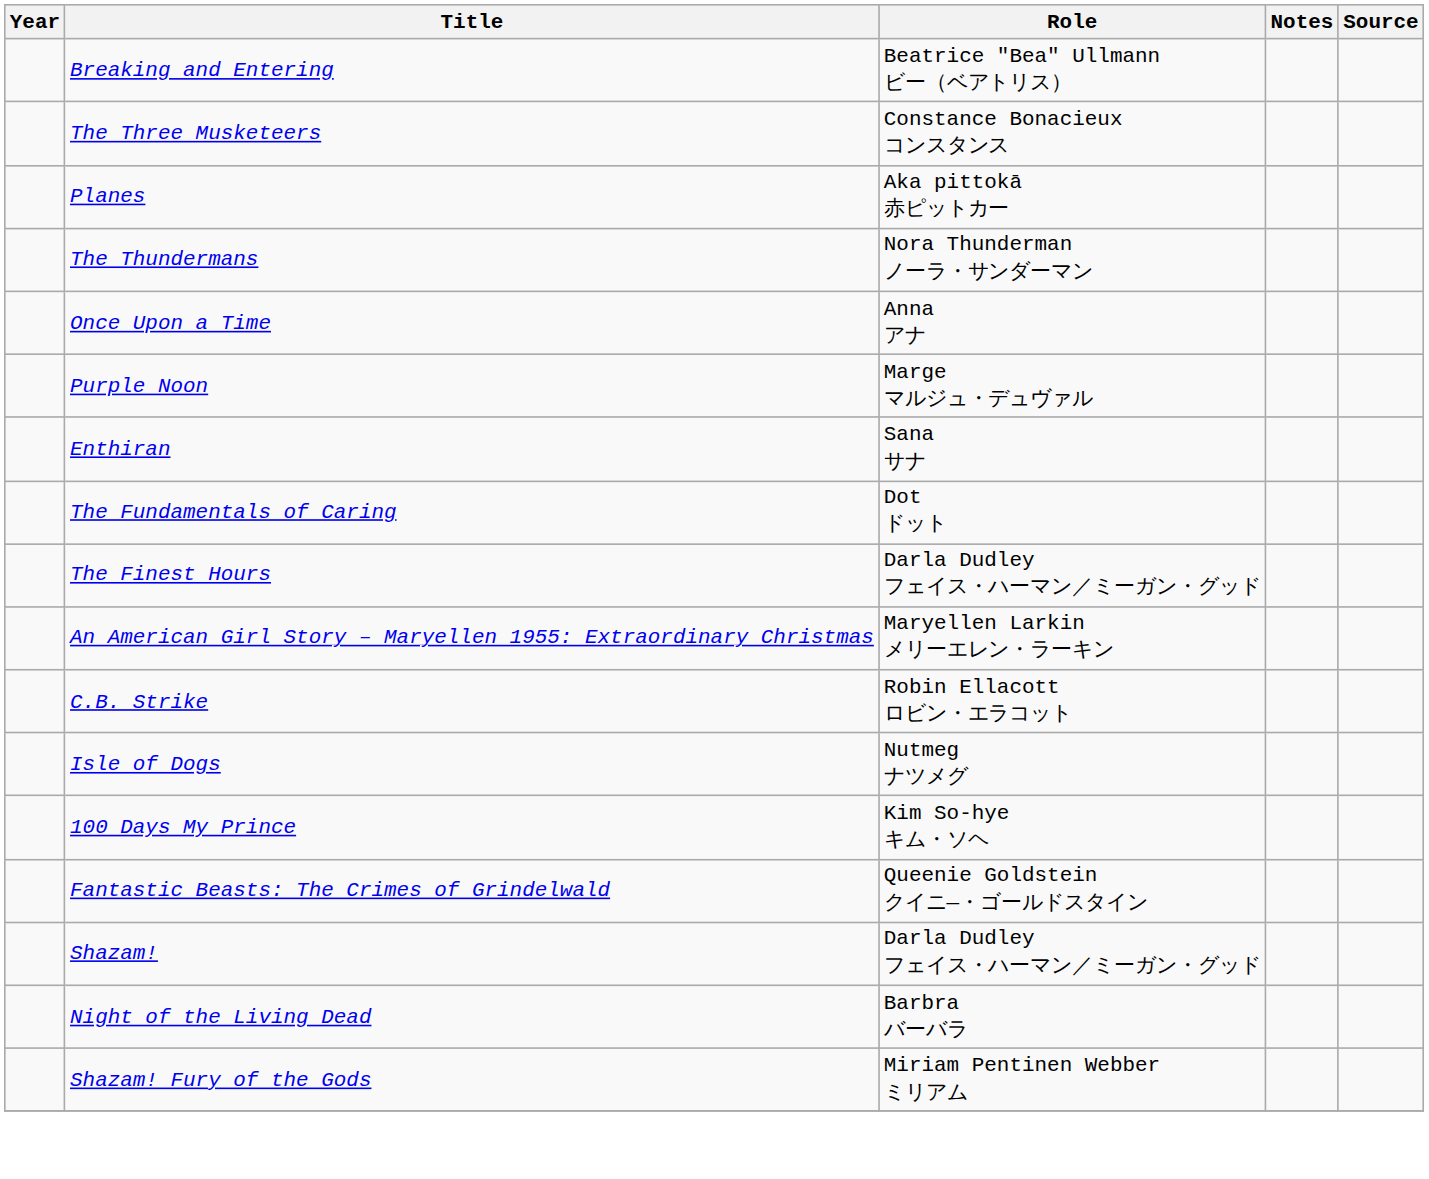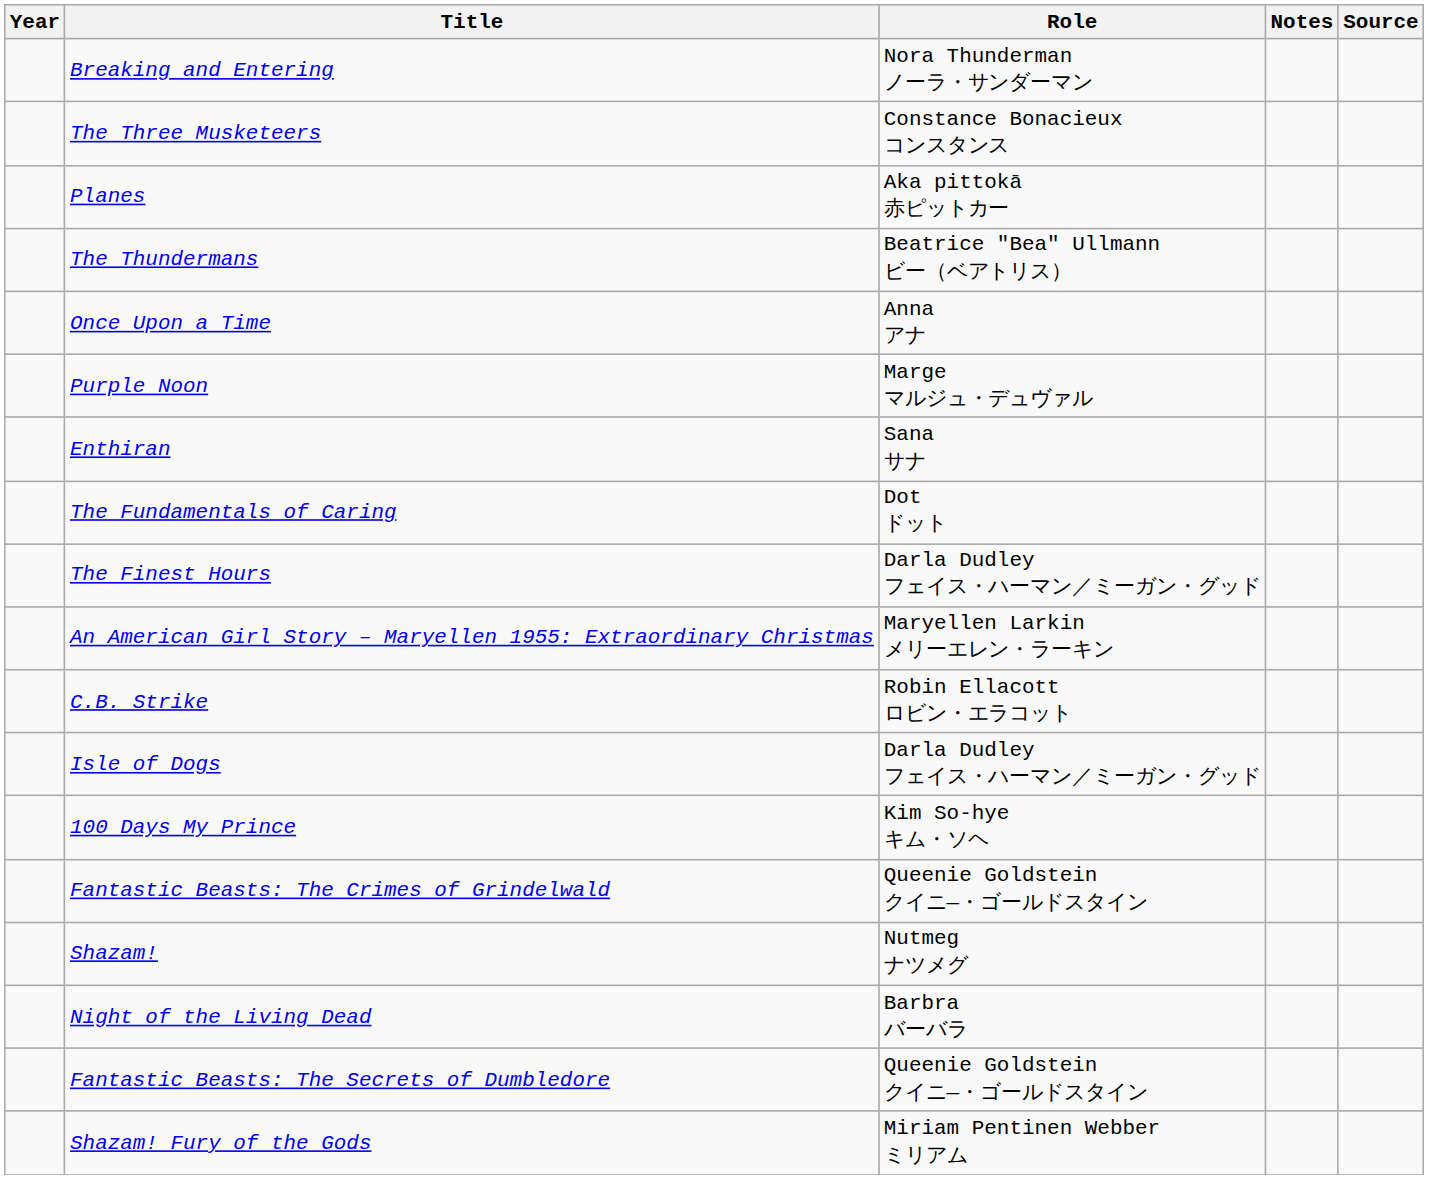(1022, 70) Beatrice "Bea" Ullmann ビー（ベアトリス） -> (988, 70) Nora Thunderman ノーラ・サンダーマン
(988, 259) Nora Thunderman ノーラ・サンダーマン -> (1022, 259) Beatrice "Bea" Ullmann ビー（ベアトリス）
(926, 764) Nutmeg ナツメグ -> (1072, 764) Darla Dudley フェイス・ハーマン／ミーガン・グッド
(1072, 953) Darla Dudley フェイス・ハーマン／ミーガン・グッド -> (926, 953) Nutmeg ナツメグ
+ row: (340, 1080)
